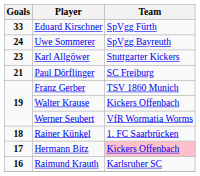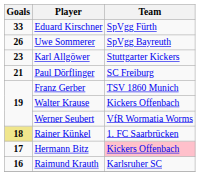(18, 42) 24 -> (18, 42) 26
(18, 133) no background -> (18, 133) khaki background
